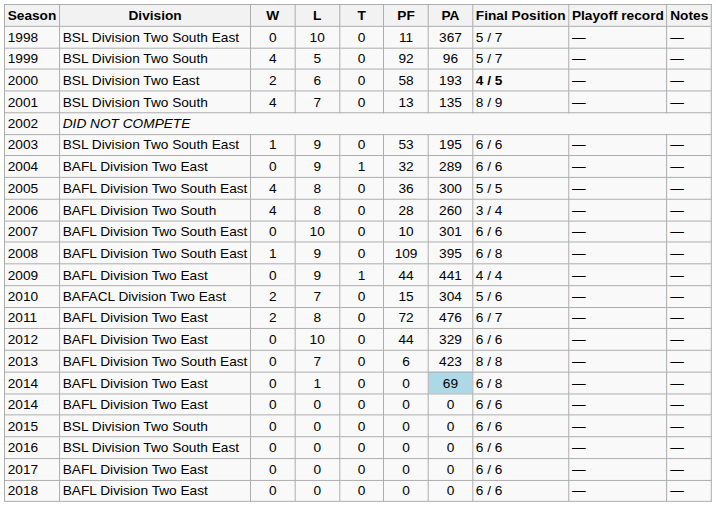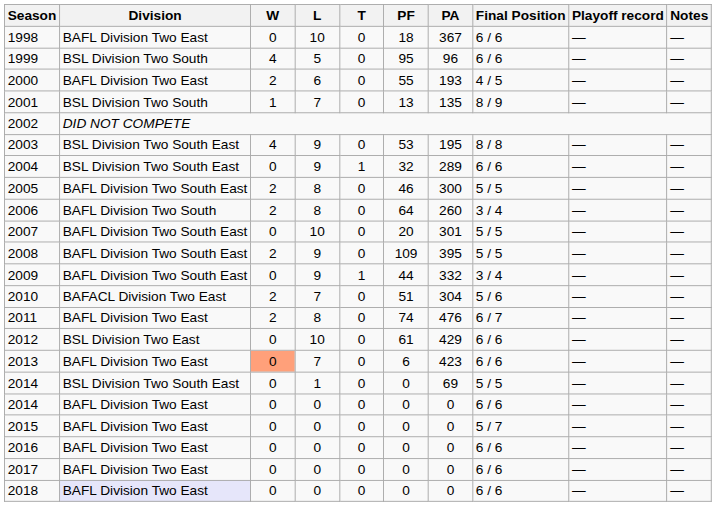(151, 37) BSL Division Two South East -> (135, 37) BAFL Division Two East
(406, 37) 11 -> (406, 37) 18
(489, 37) 5 / 7 -> (489, 37) 6 / 6
(406, 59) 92 -> (406, 59) 95
(489, 59) 5 / 7 -> (489, 59) 6 / 6
(131, 81) BSL Division Two East -> (135, 81) BAFL Division Two East
(406, 81) 58 -> (406, 81) 55
(489, 81) bold -> (489, 81) normal
(273, 102) 4 -> (273, 102) 1
(273, 145) 1 -> (273, 145) 4
(489, 145) 6 / 6 -> (489, 145) 8 / 8
(135, 167) BAFL Division Two East -> (151, 167) BSL Division Two South East
(273, 189) 4 -> (273, 189) 2
(406, 189) 36 -> (406, 189) 46
(273, 210) 4 -> (273, 210) 2
(406, 210) 28 -> (406, 210) 64
(406, 232) 10 -> (406, 232) 20
(489, 232) 6 / 6 -> (489, 232) 5 / 5
(273, 253) 1 -> (273, 253) 2
(489, 253) 6 / 8 -> (489, 253) 5 / 5
(135, 275) BAFL Division Two East -> (155, 275) BAFL Division Two South East
(450, 275) 441 -> (450, 275) 332
(489, 275) 4 / 4 -> (489, 275) 3 / 4
(406, 297) 15 -> (406, 297) 51
(406, 318) 72 -> (406, 318) 74
(135, 340) BAFL Division Two East -> (131, 340) BSL Division Two East
(406, 340) 44 -> (406, 340) 61
(450, 340) 329 -> (450, 340) 429
(155, 361) BAFL Division Two South East -> (135, 361) BAFL Division Two East
(273, 361) no background -> (273, 361) lightsalmon background
(489, 361) 8 / 8 -> (489, 361) 6 / 6
(135, 383) BAFL Division Two East -> (151, 383) BSL Division Two South East
(450, 383) lightblue background -> (450, 383) no background
(489, 383) 6 / 8 -> (489, 383) 5 / 5
(135, 426) BSL Division Two South -> (135, 426) BAFL Division Two East
(489, 426) 6 / 6 -> (489, 426) 5 / 7
(151, 448) BSL Division Two South East -> (135, 448) BAFL Division Two East
(135, 491) no background -> (135, 491) lavender background
